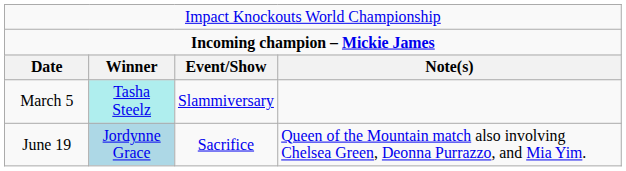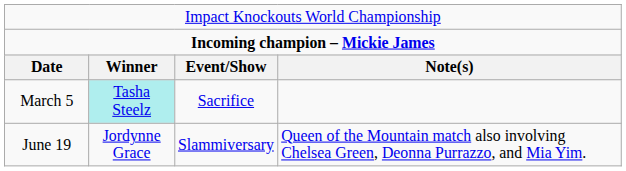(226, 101) Slammiversary -> (226, 101) Sacrifice
(132, 144) lightblue background -> (132, 144) no background
(226, 144) Sacrifice -> (226, 144) Slammiversary
